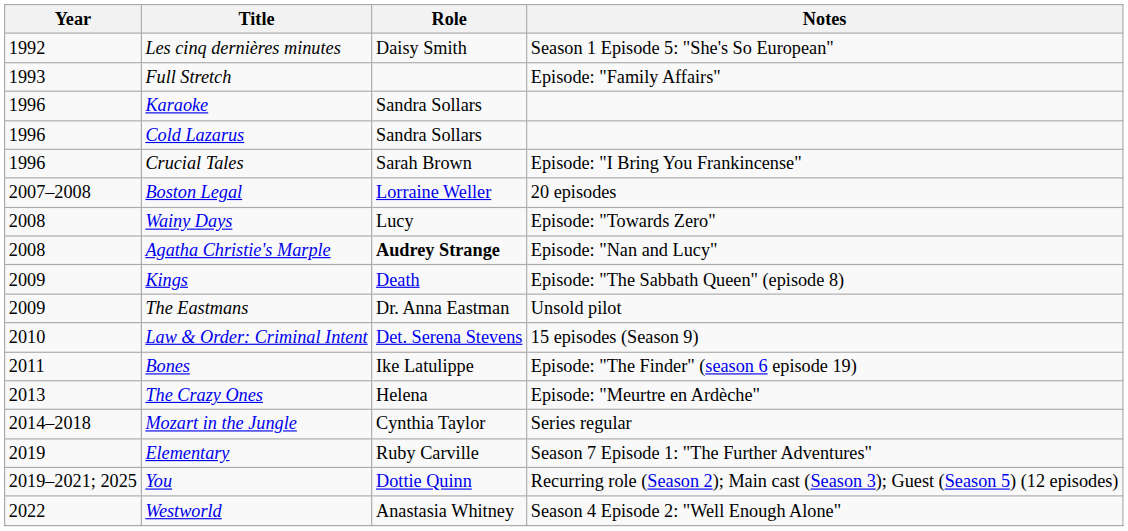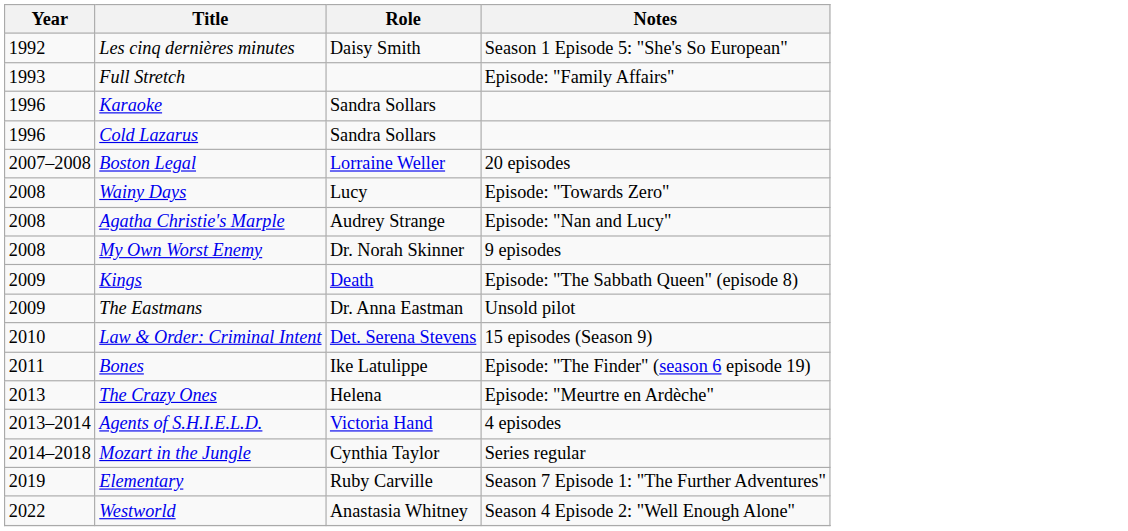- row: (194, 163)
(438, 250) bold -> (387, 221) normal
+ row: (181, 250)
+ row: (181, 423)
- row: (159, 481)
